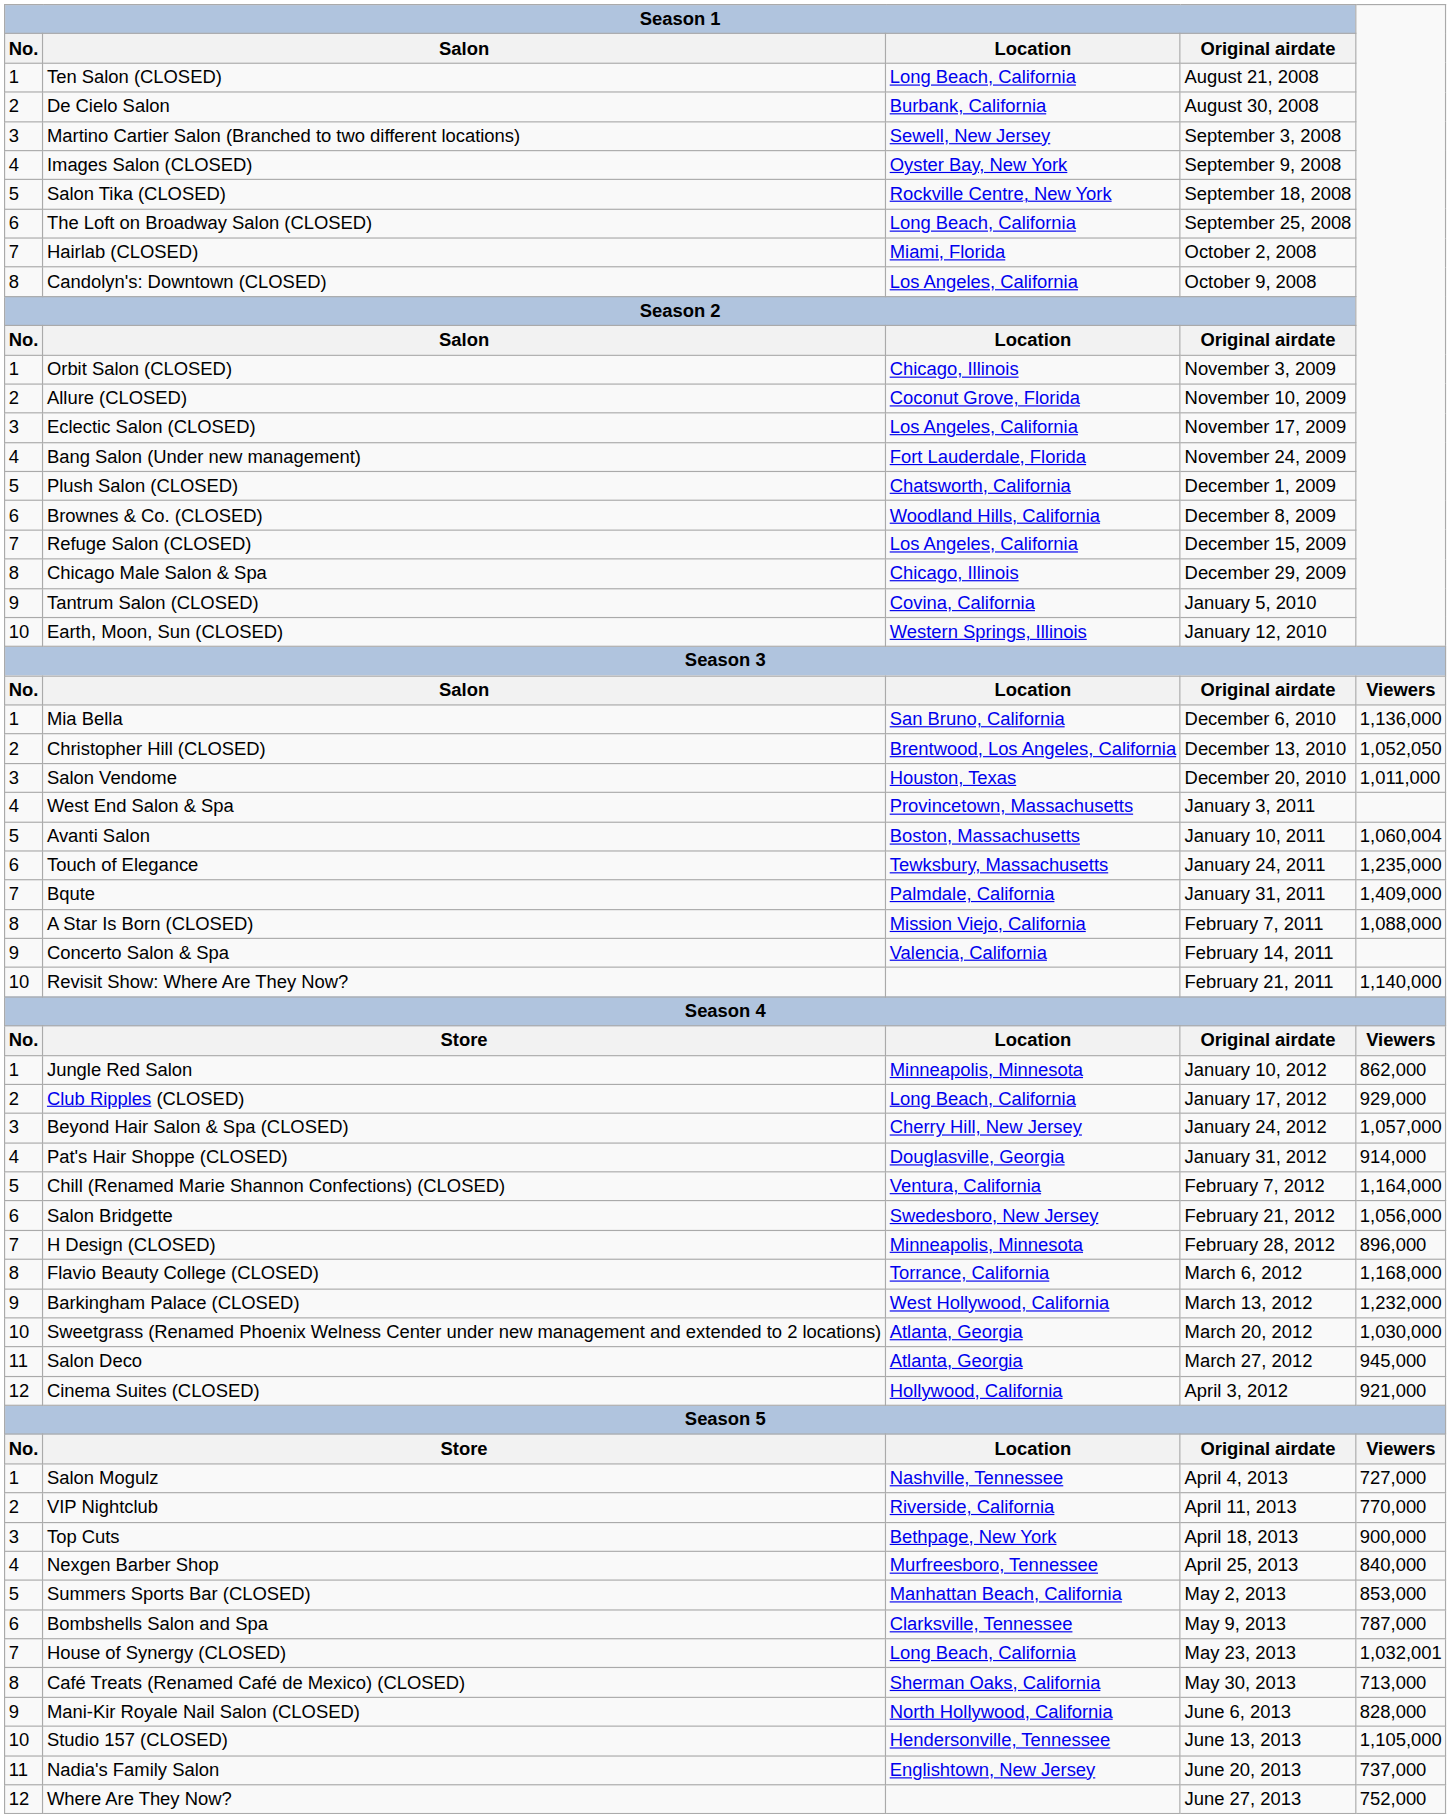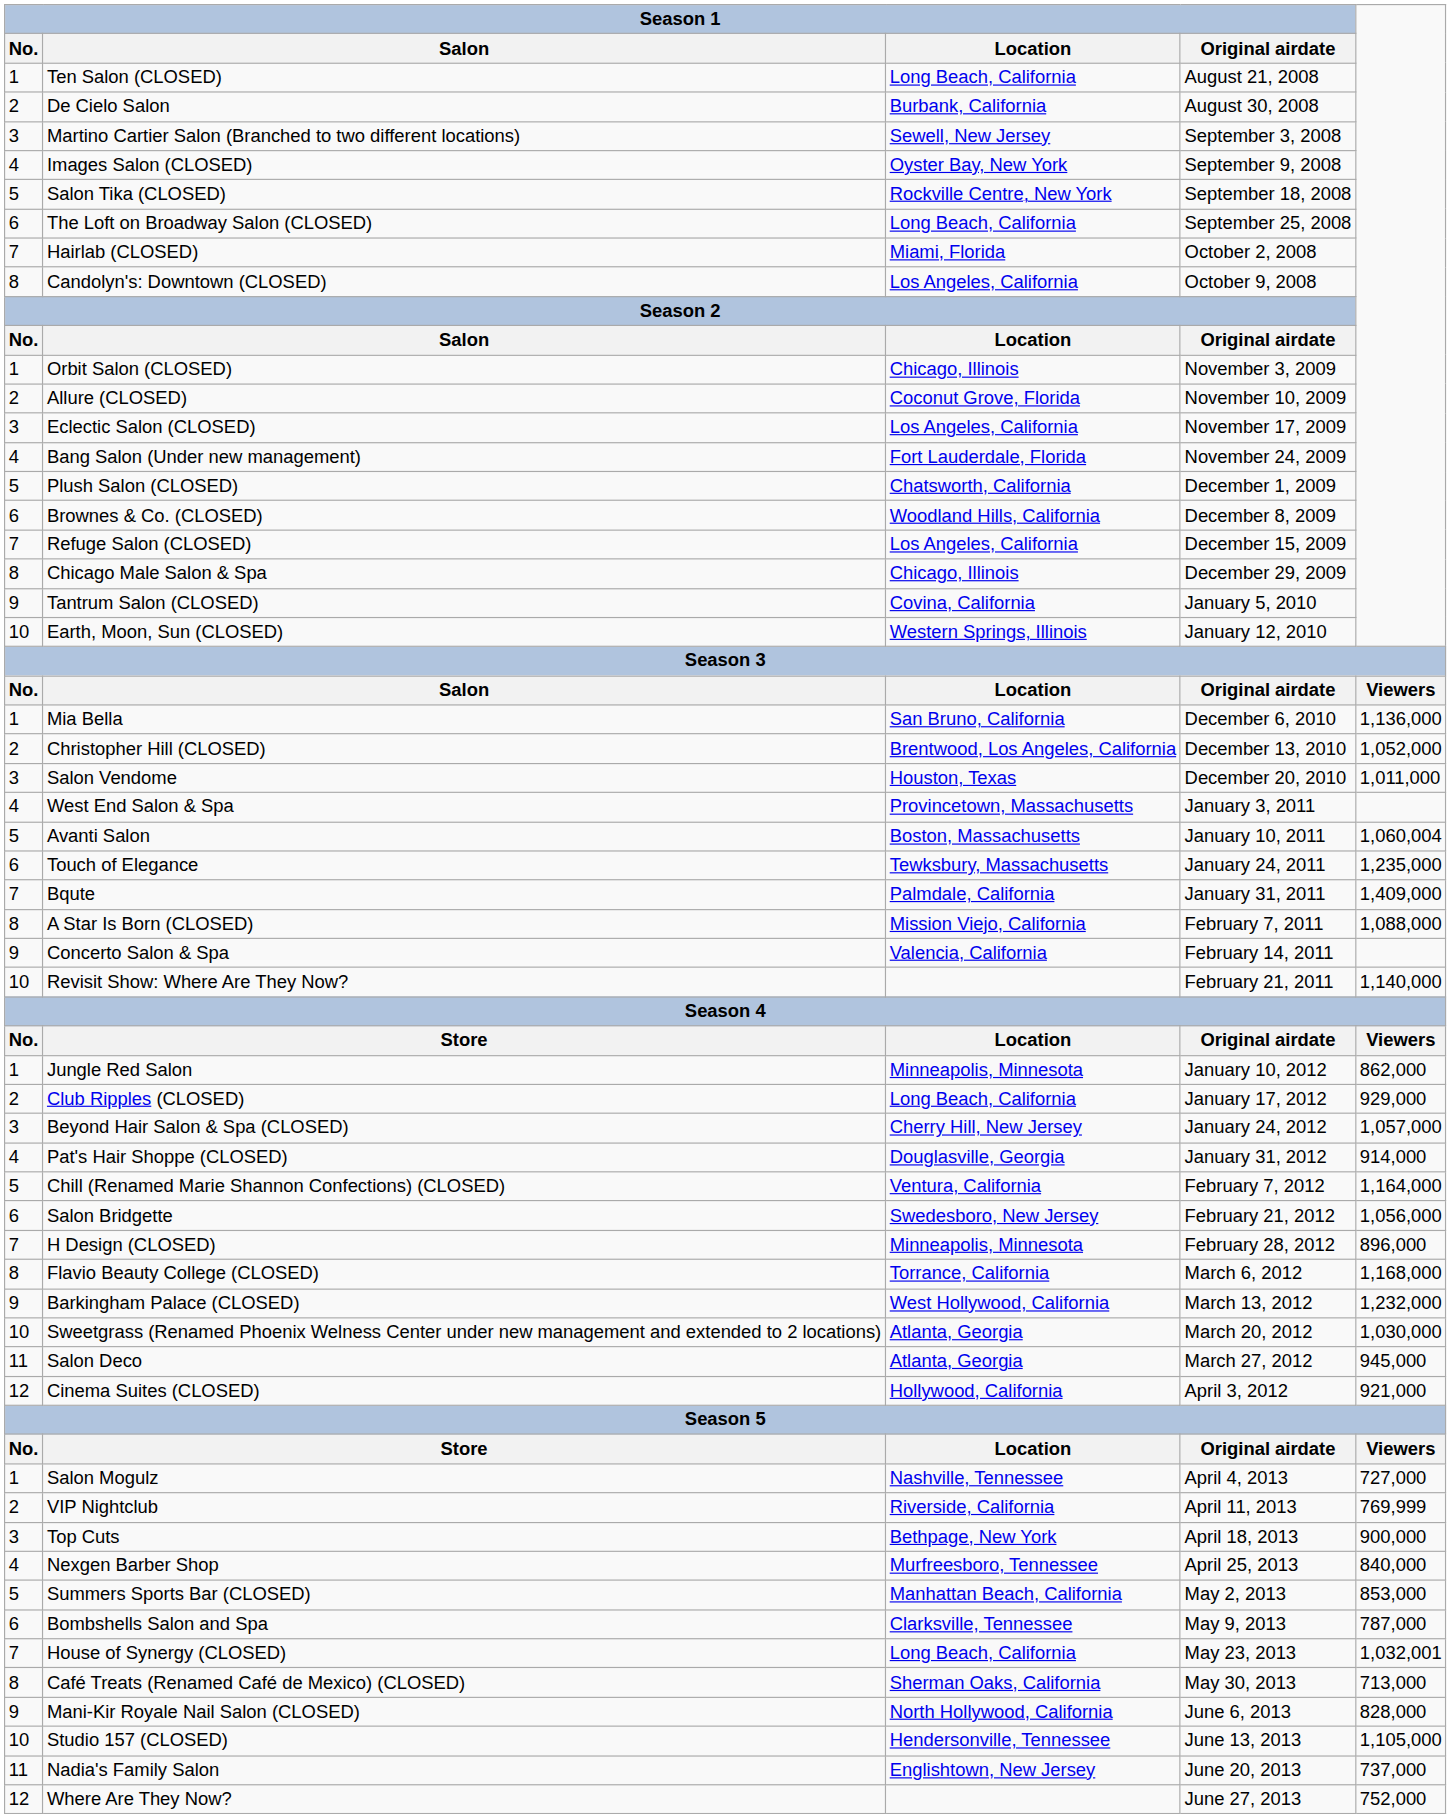(1401, 748) 1,052,050 -> (1401, 748) 1,052,000
(1393, 1507) 770,000 -> (1393, 1507) 769,999
